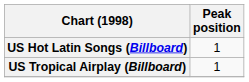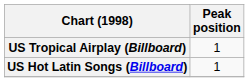rows swapped: (97, 47) <-> (97, 67)
